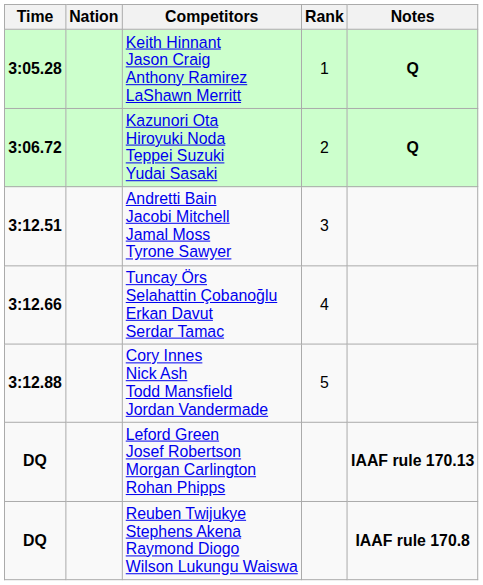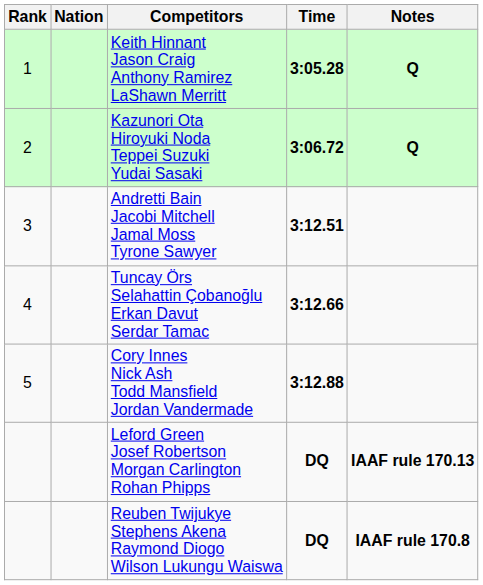columns swapped: (324, 17) <-> (35, 17)
